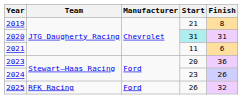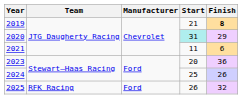(222, 23) normal -> (222, 23) bold
(222, 36) 31 -> (222, 36) 29
(193, 74) 23 -> (193, 74) 25
